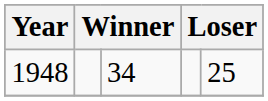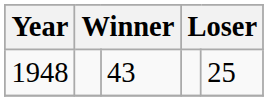(121, 72) 34 -> (121, 72) 43
